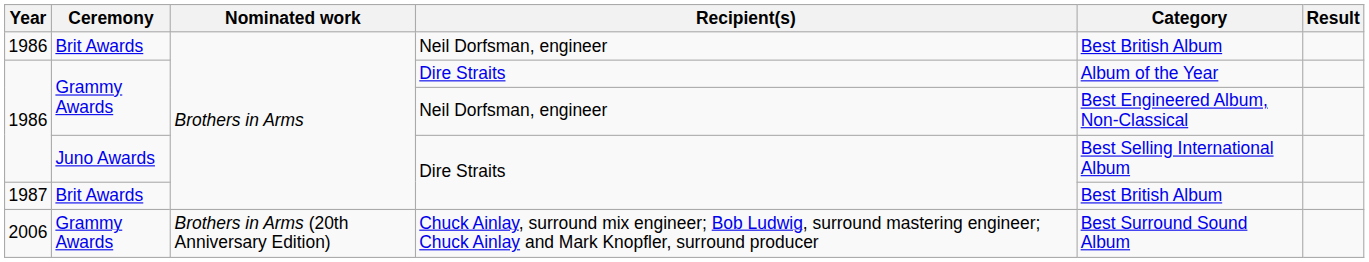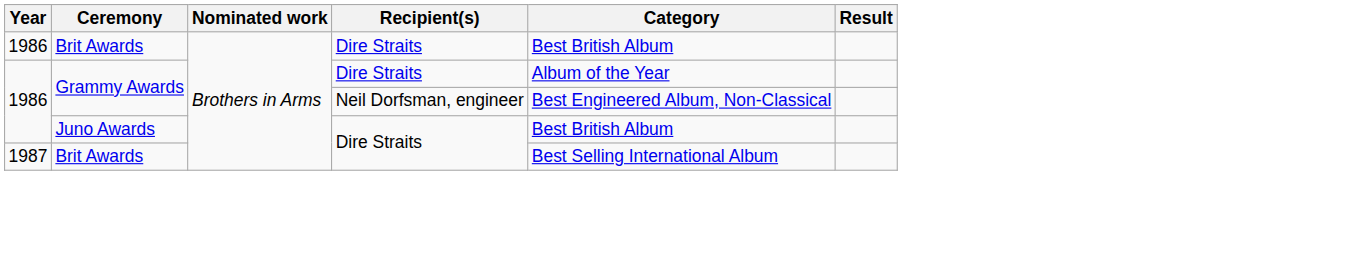(513, 45) Neil Dorfsman, engineer -> (379, 45) Dire Straits
(1177, 158) Best Selling International Album -> (603, 128) Best British Album
(1151, 195) Best British Album -> (655, 156) Best Selling International Album
- row: (28, 233)
